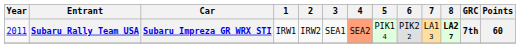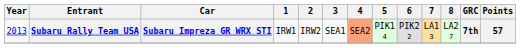(17, 31) 2011 -> (17, 31) 2013
(451, 31) bold -> (451, 30) normal
(498, 31) 60 -> (498, 31) 57
